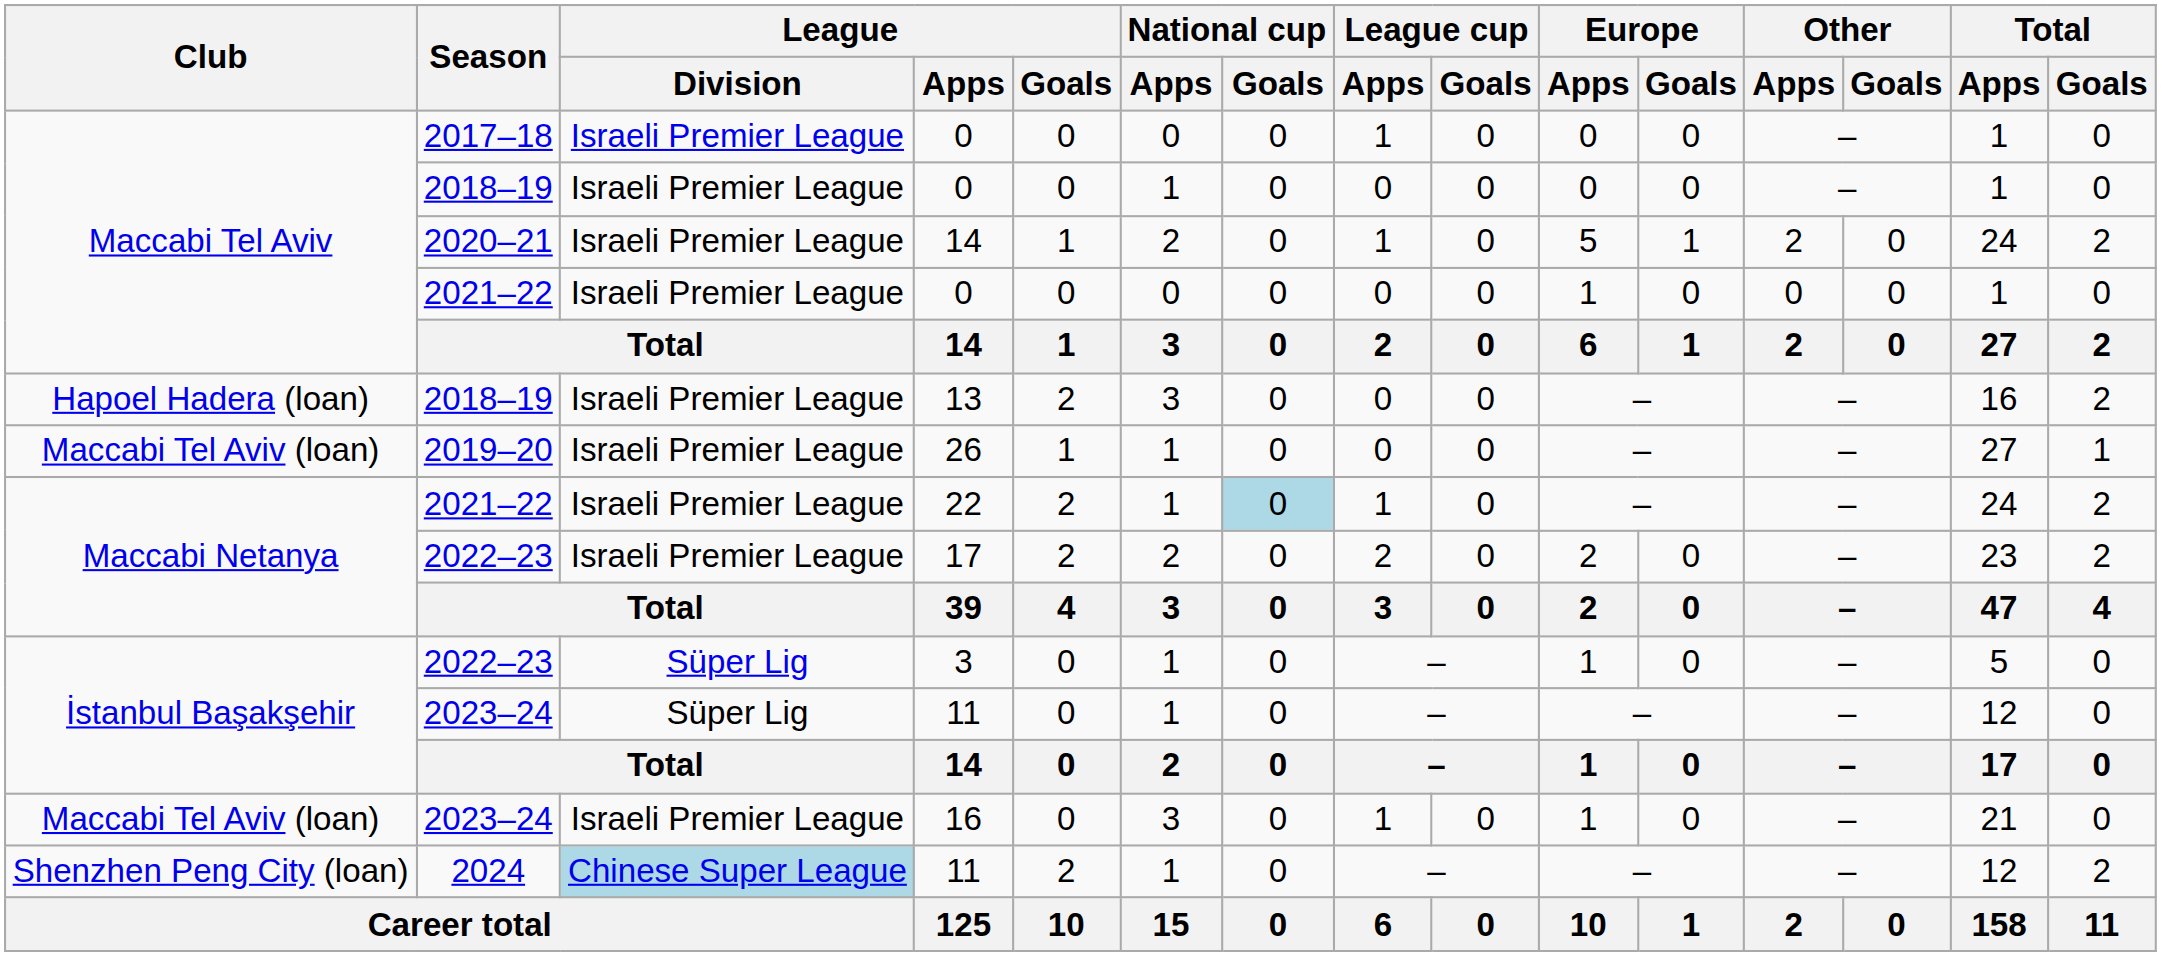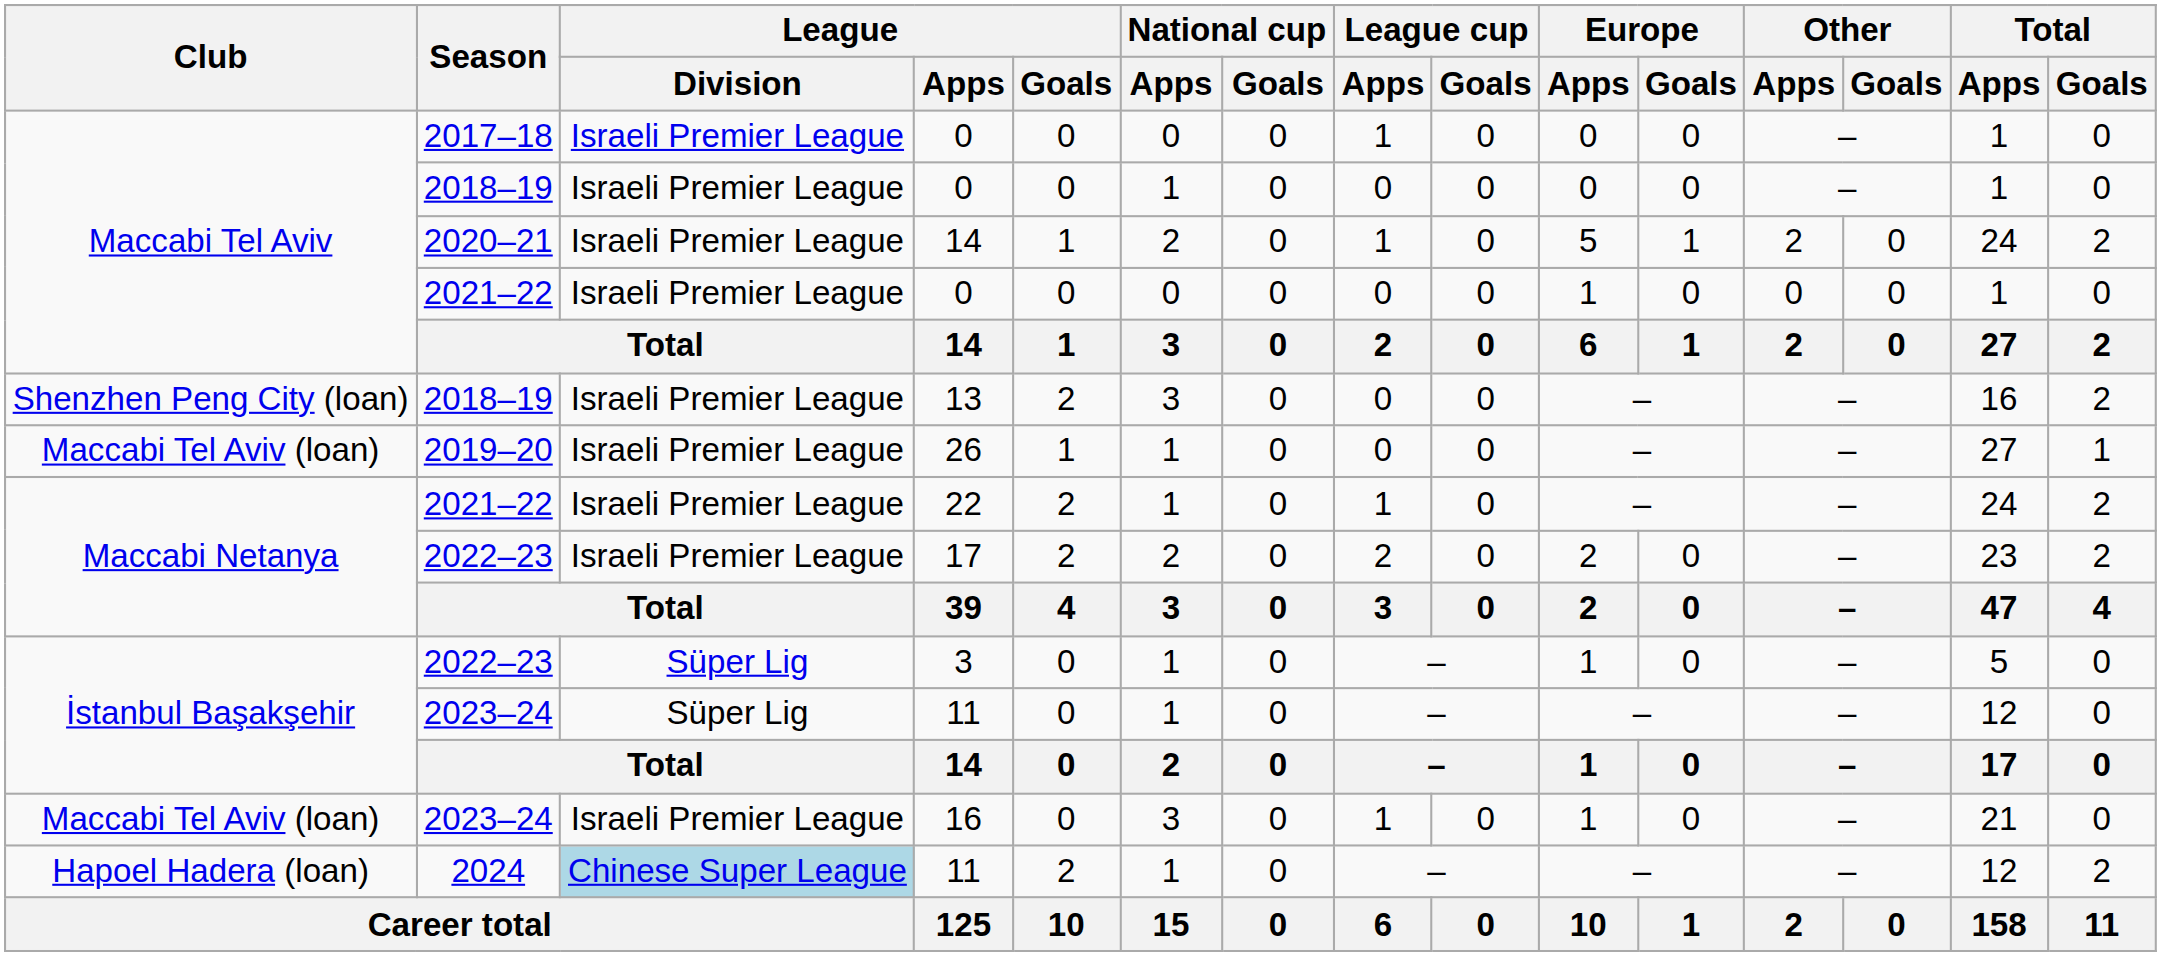(211, 398) Hapoel Hadera (loan) -> (211, 398) Shenzhen Peng City (loan)
(1278, 503) lightblue background -> (1278, 503) no background
(211, 871) Shenzhen Peng City (loan) -> (211, 871) Hapoel Hadera (loan)
